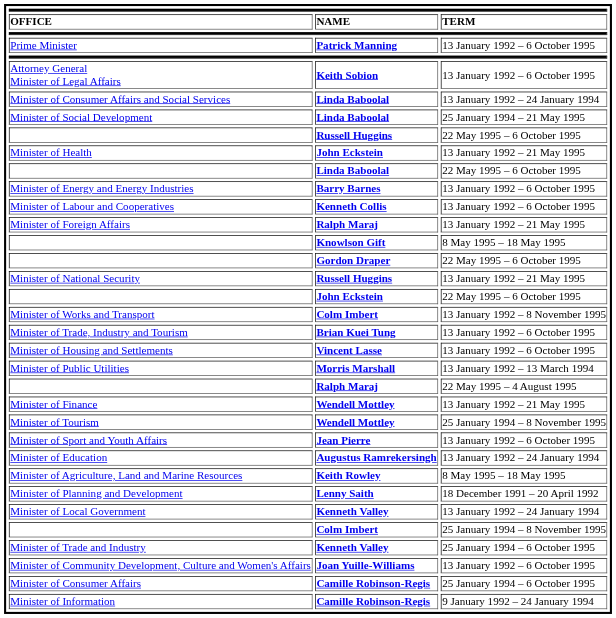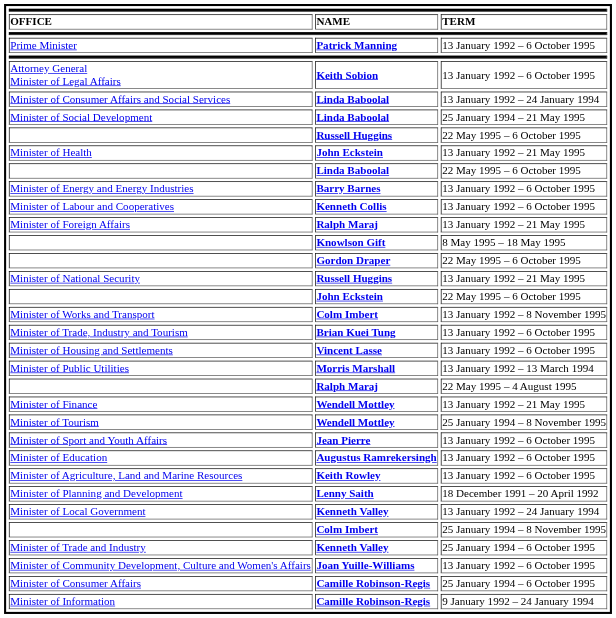(521, 458) 13 January 1992 – 24 January 1994 -> (519, 458) 13 January 1992 – 6 October 1995
(504, 476) 8 May 1995 – 18 May 1995 -> (519, 476) 13 January 1992 – 6 October 1995
